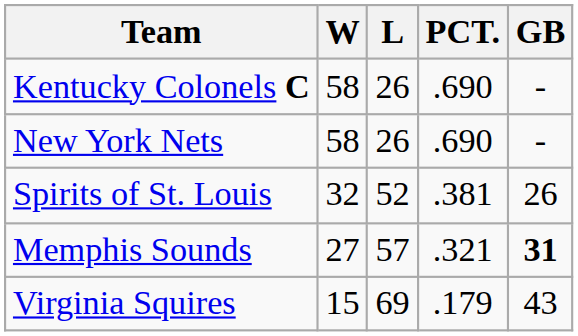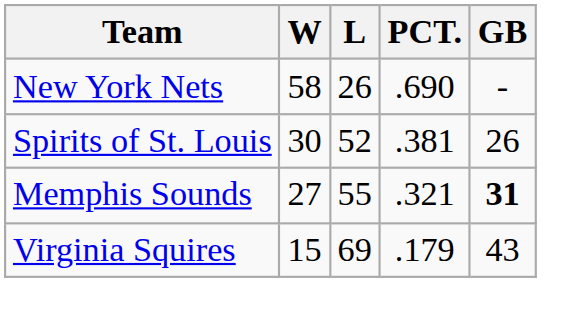- row: (161, 85)
(343, 194) 32 -> (305, 140) 30
(393, 248) 57 -> (355, 194) 55
